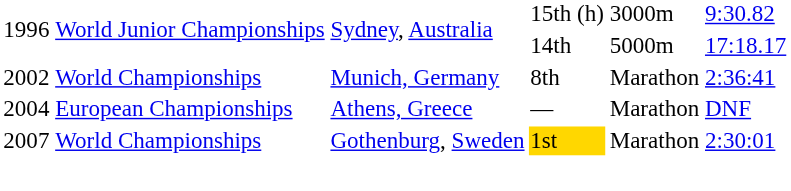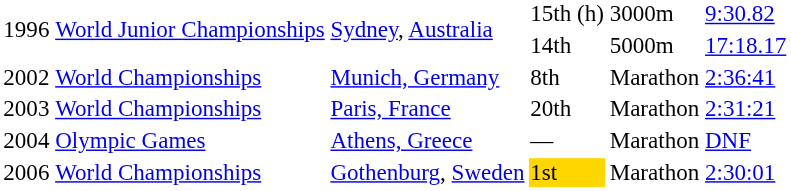+ row: (551, 108)
(174, 108) European Championships -> (130, 140) Olympic Games
(26, 140) 2007 -> (26, 172) 2006
